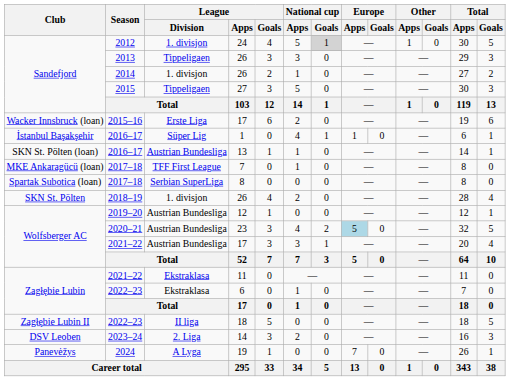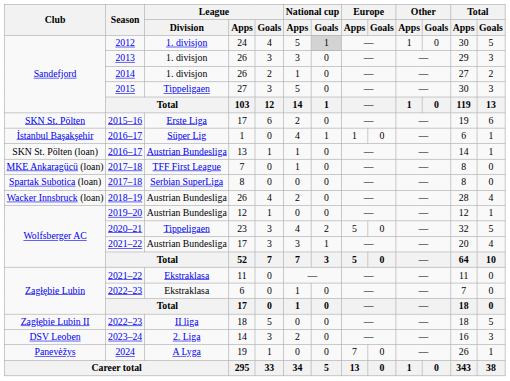(187, 58) Tippeligaen -> (187, 58) 1. divisjon
(55, 120) Wacker Innsbruck (loan) -> (55, 120) SKN St. Pölten
(55, 197) SKN St. Pölten -> (55, 197) Wacker Innsbruck (loan)
(187, 197) 1. divisjon -> (187, 197) Austrian Bundesliga
(187, 228) Austrian Bundesliga -> (187, 228) Tippeligaen
(355, 228) lightblue background -> (355, 228) no background
